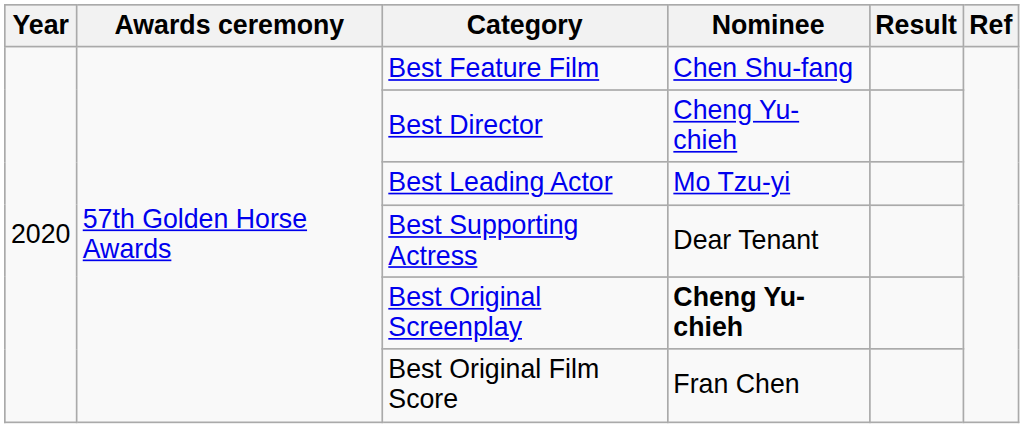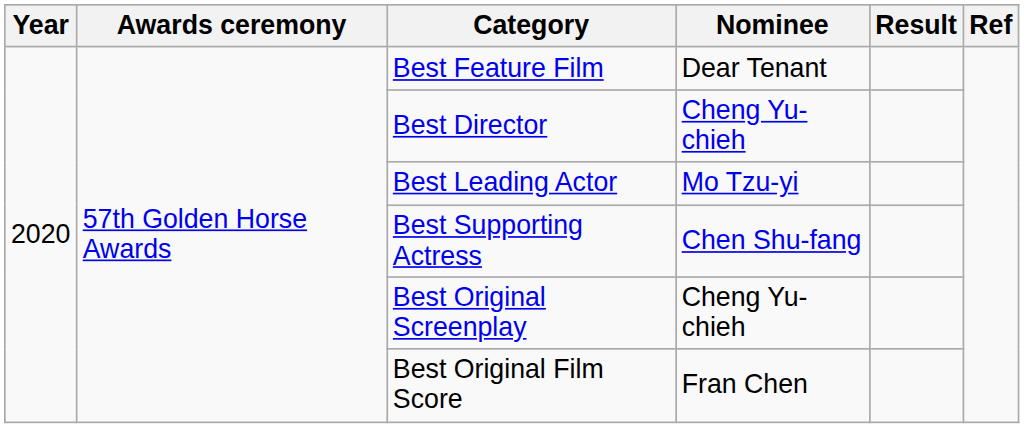(763, 68) Chen Shu-fang -> (754, 68) Dear Tenant
(746, 240) Dear Tenant -> (772, 240) Chen Shu-fang
(739, 312) bold -> (745, 312) normal
